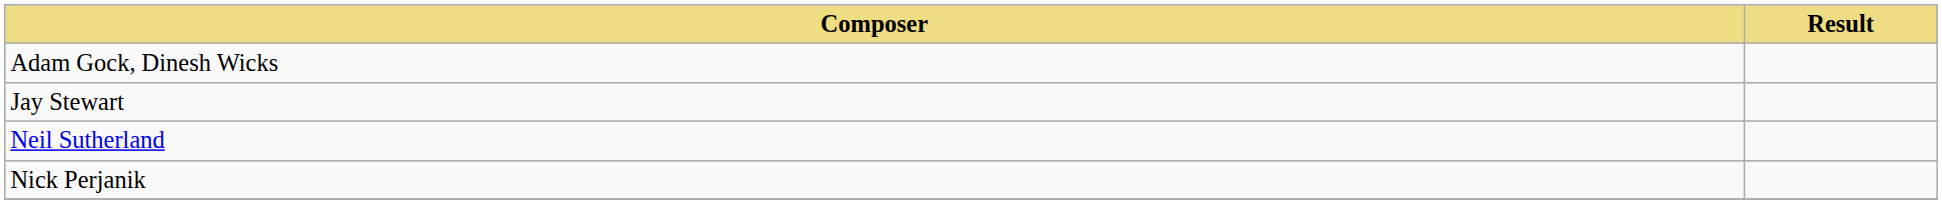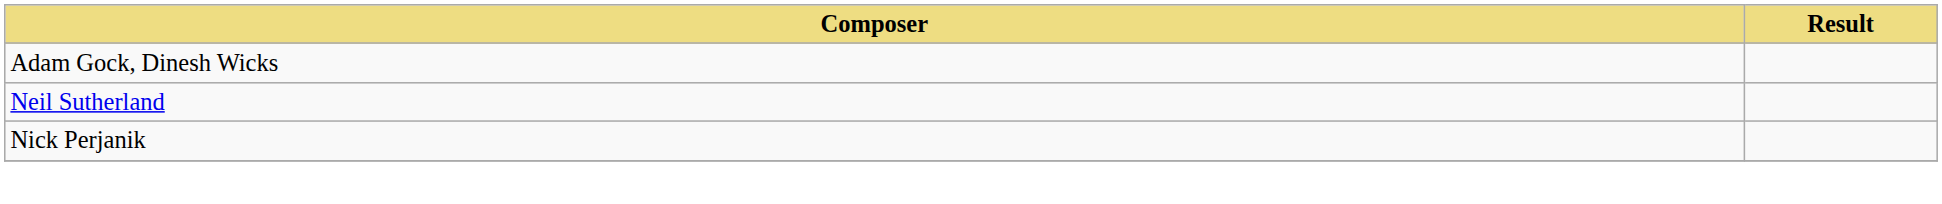- row: (67, 101)
